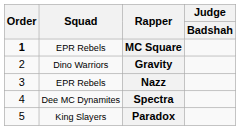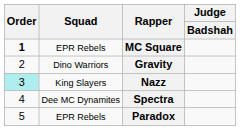(22, 82) no background -> (22, 82) paleturquoise background
(81, 82) EPR Rebels -> (81, 82) King Slayers
(81, 117) King Slayers -> (81, 117) EPR Rebels
